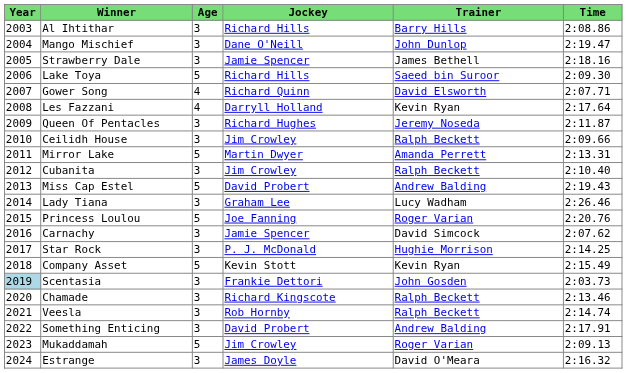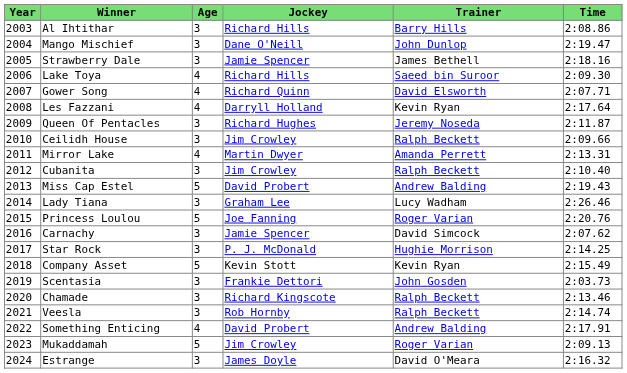(197, 76) 5 -> (197, 76) 4
(197, 155) 5 -> (197, 155) 4
(19, 281) lightblue background -> (19, 281) no background
(197, 329) 3 -> (197, 329) 4
